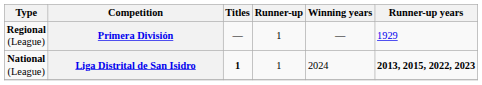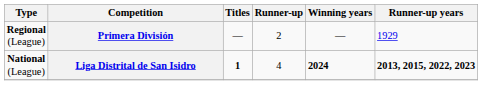(279, 36) 1 -> (279, 36) 2
(279, 65) 1 -> (279, 65) 4
(318, 65) normal -> (318, 65) bold
